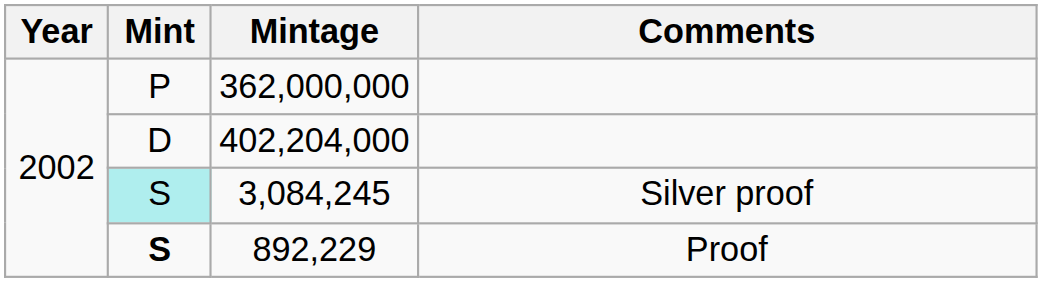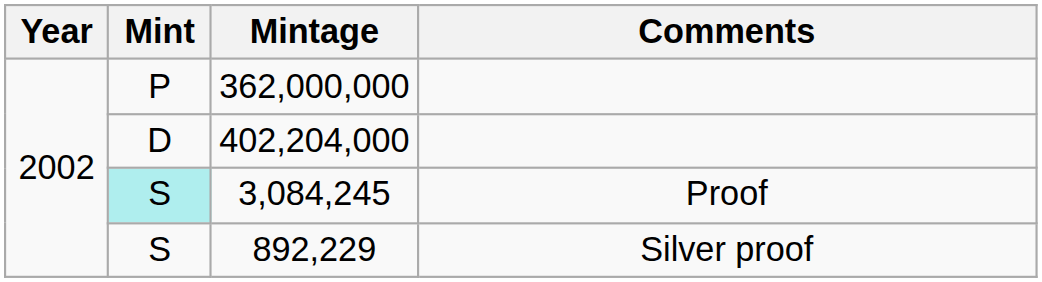(727, 194) Silver proof -> (727, 194) Proof
(160, 248) bold -> (160, 248) normal
(727, 248) Proof -> (727, 248) Silver proof
